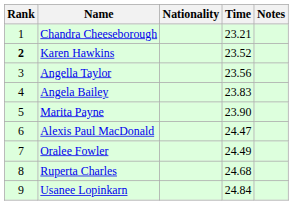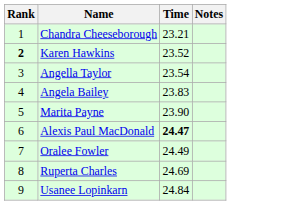- column: (191, 14)
(238, 73) 23.56 -> (176, 73) 23.54
(238, 131) normal -> (176, 131) bold
(238, 170) 24.68 -> (176, 170) 24.69
